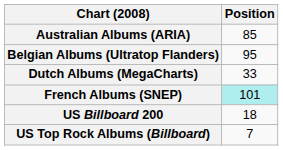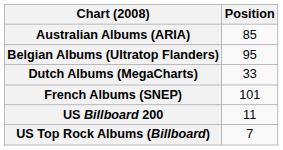(250, 94) paleturquoise background -> (250, 94) no background
(250, 114) 18 -> (250, 114) 11
